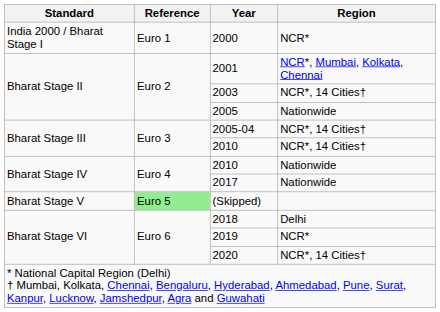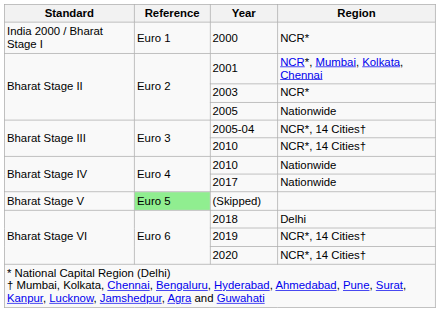(323, 93) NCR*, 14 Cities† -> (295, 93) NCR*
(295, 237) NCR* -> (323, 237) NCR*, 14 Cities†
